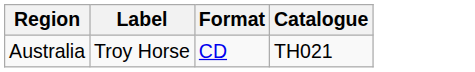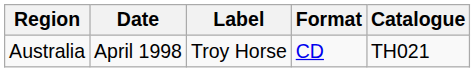+ column: (138, 19)
